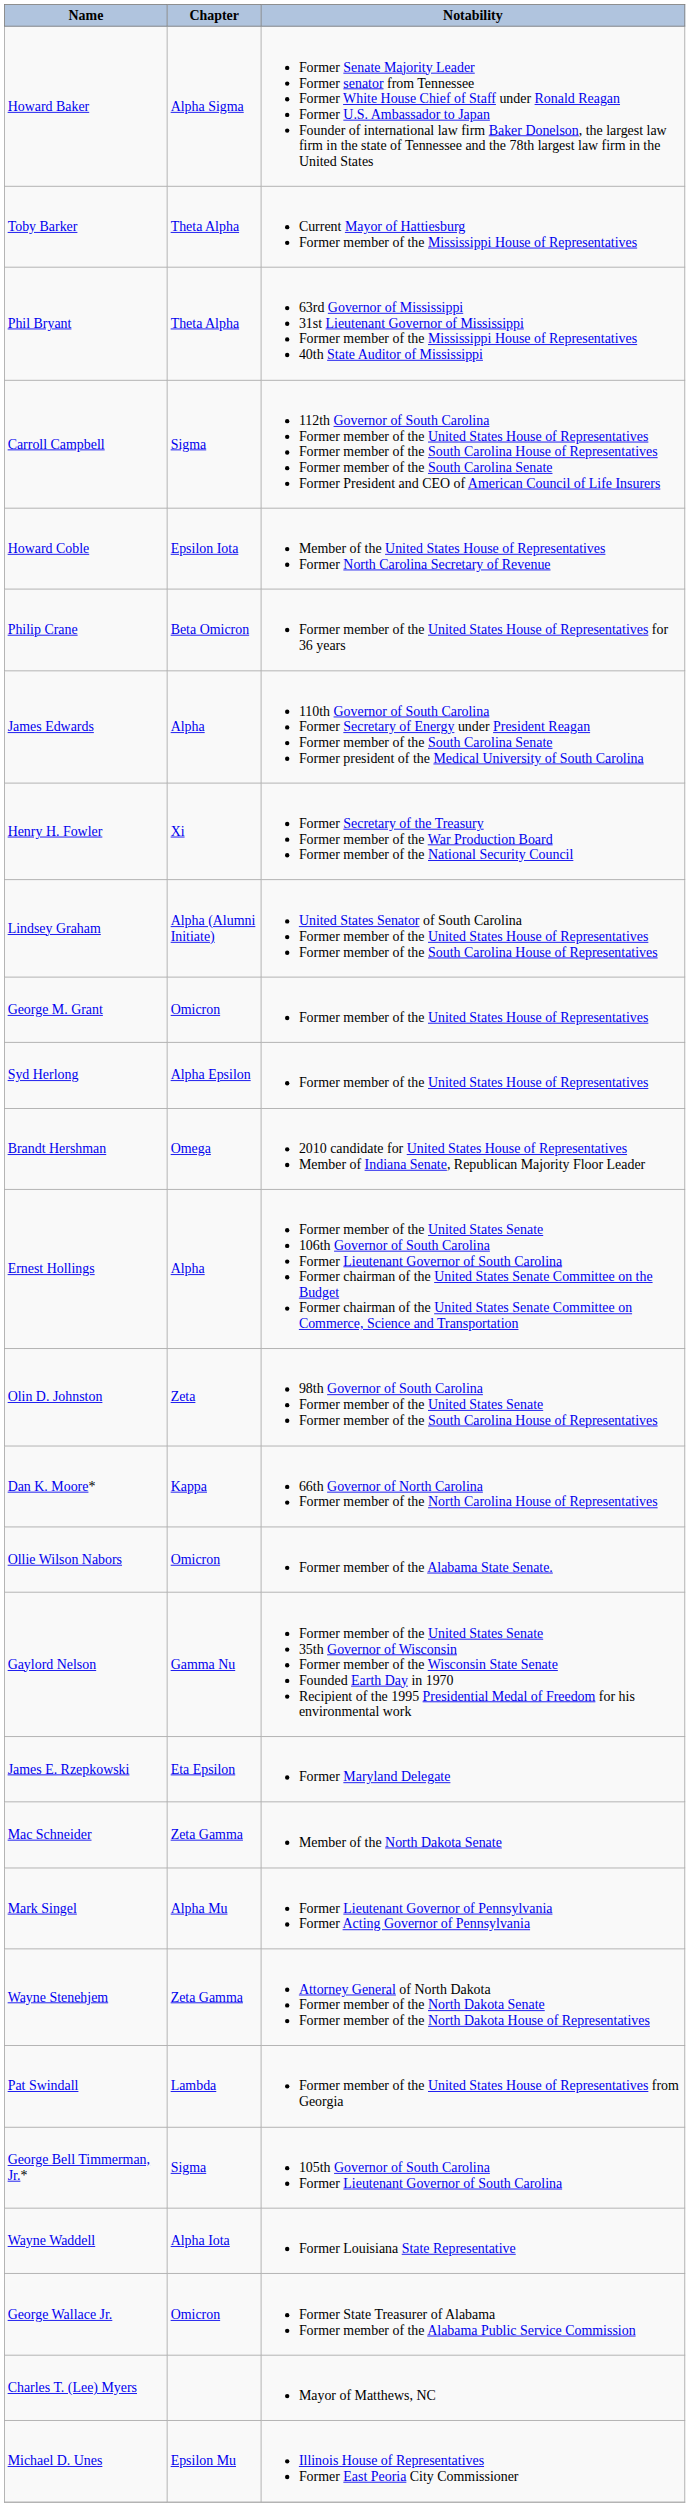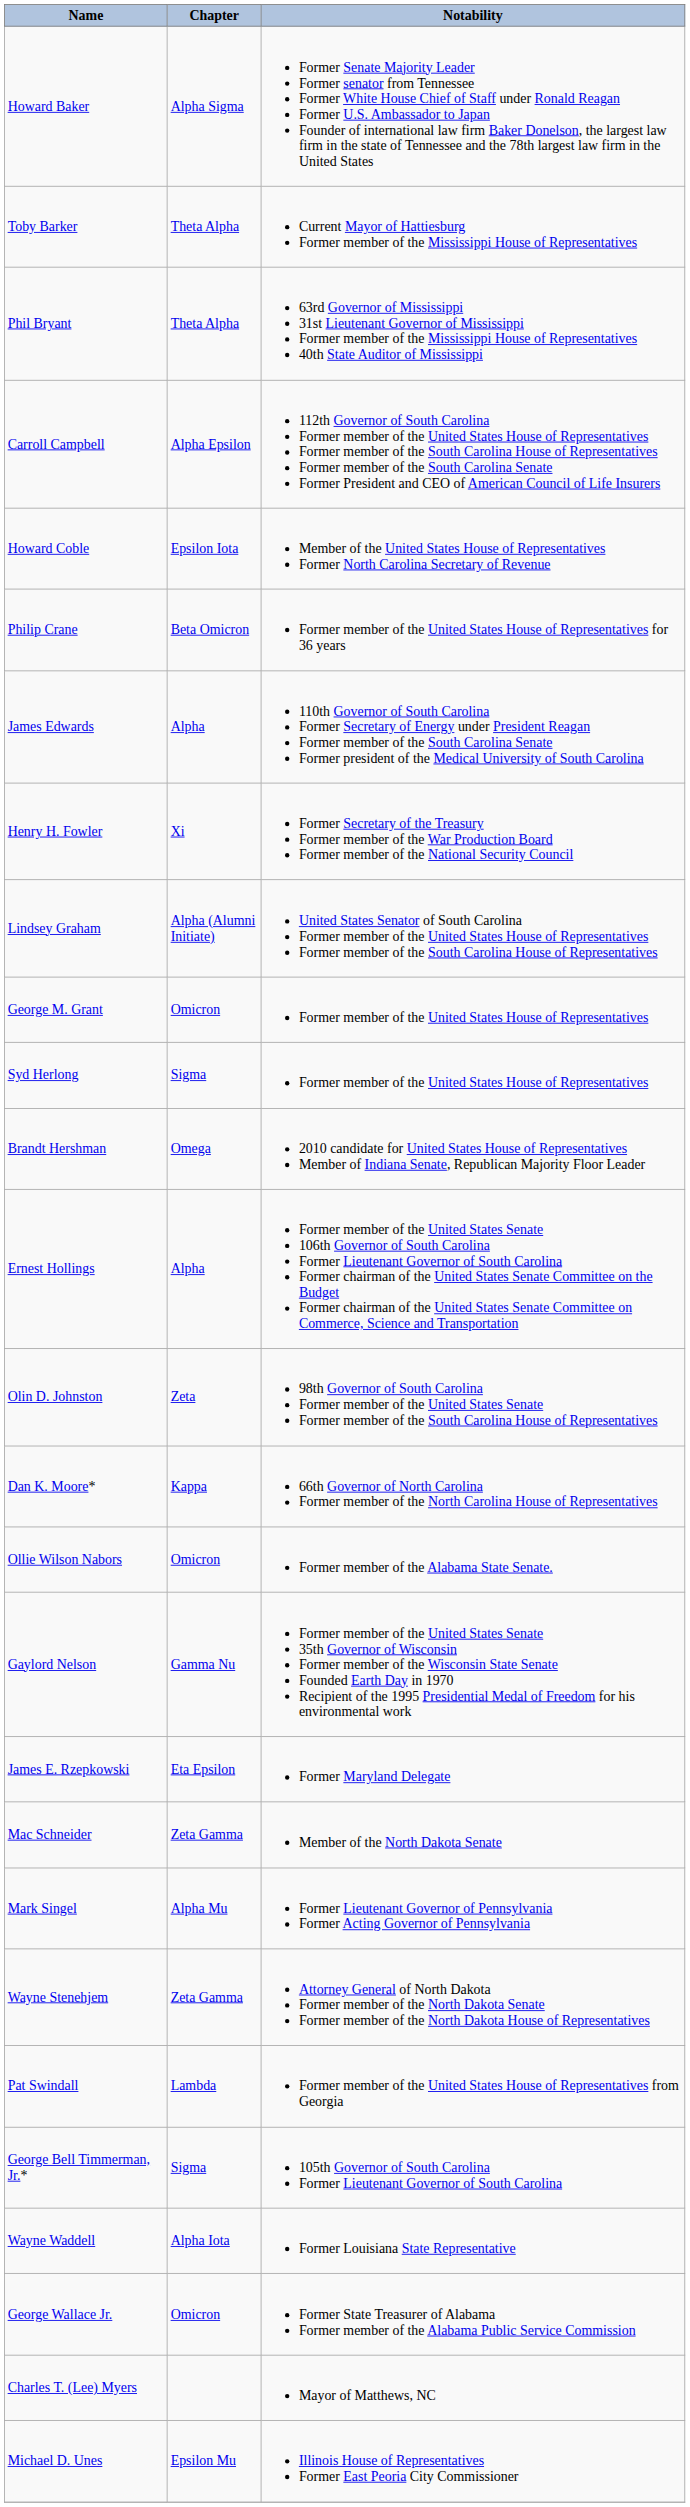(188, 444) Sigma -> (211, 444) Alpha Epsilon
(211, 1075) Alpha Epsilon -> (188, 1075) Sigma
